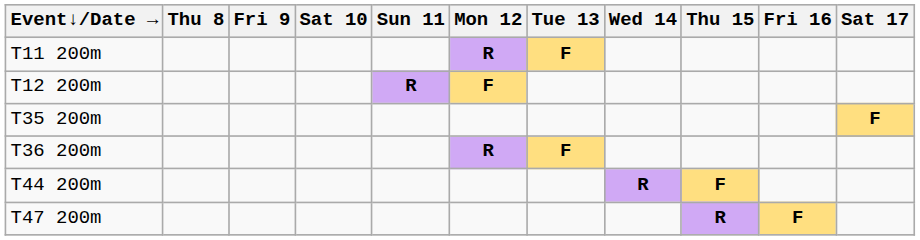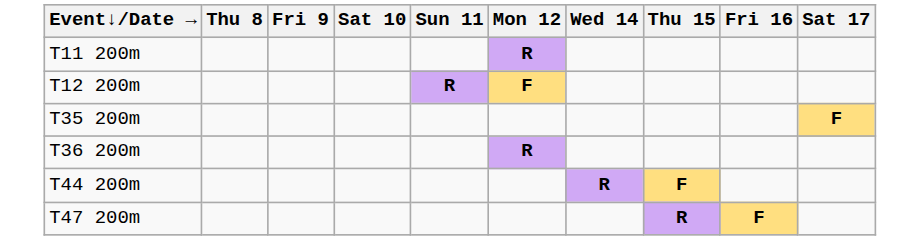- column: (566, 21)
